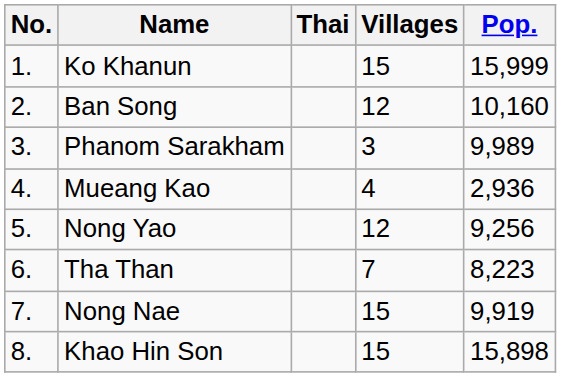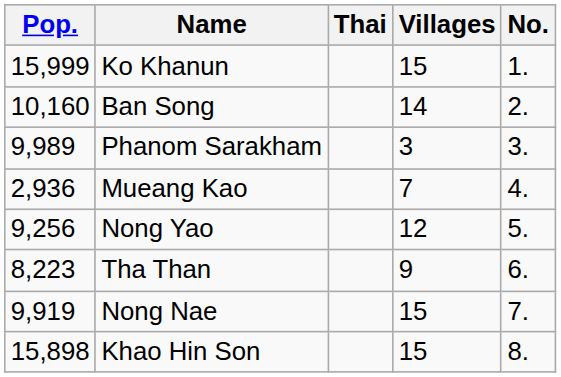columns swapped: (31, 24) <-> (510, 24)
(376, 106) 12 -> (413, 106) 14
(369, 188) 4 -> (406, 188) 7
(369, 270) 7 -> (406, 270) 9
